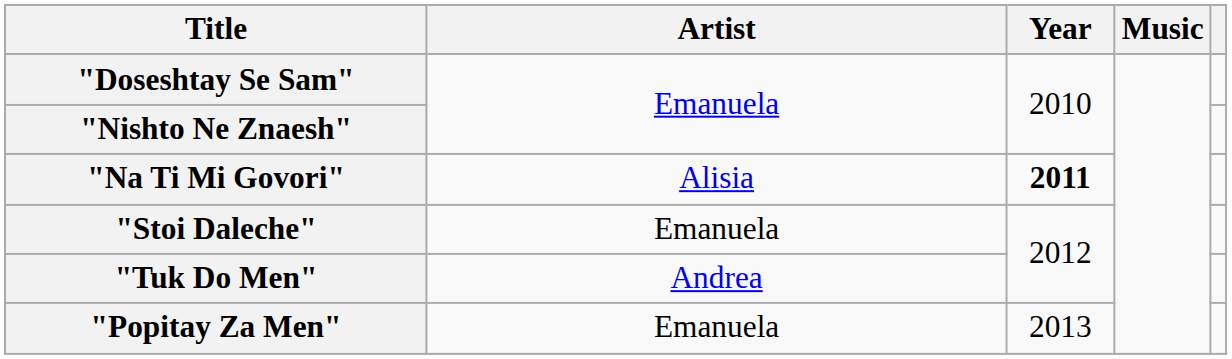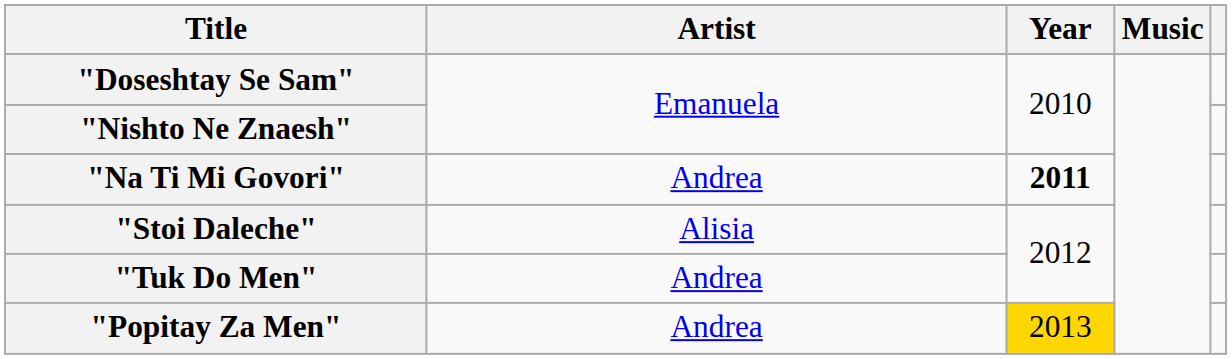(717, 178) Alisia -> (717, 178) Andrea
(717, 228) Emanuela -> (717, 228) Alisia
(717, 327) Emanuela -> (717, 327) Andrea
(1060, 327) no background -> (1060, 327) gold background
